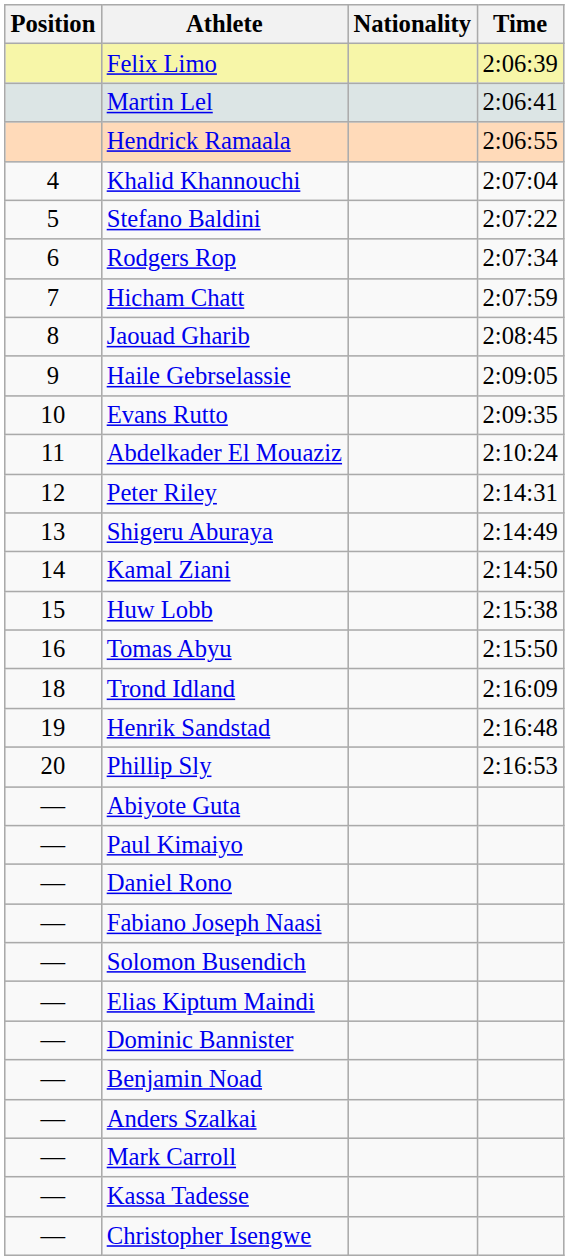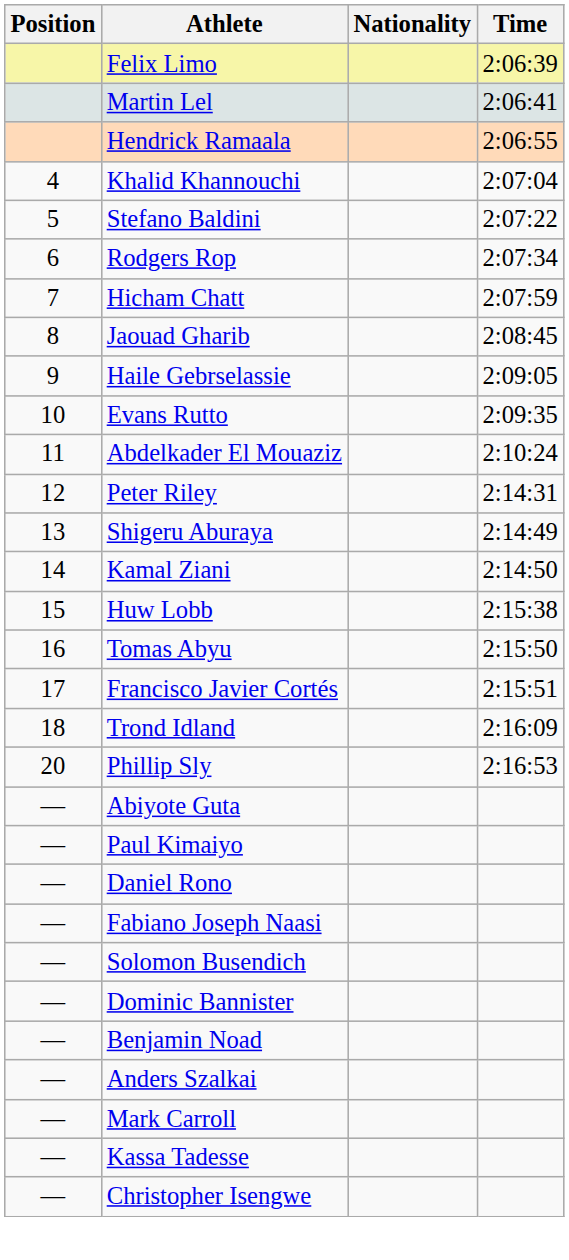+ row: (222, 688)
- row: (188, 727)
- row: (211, 1000)
